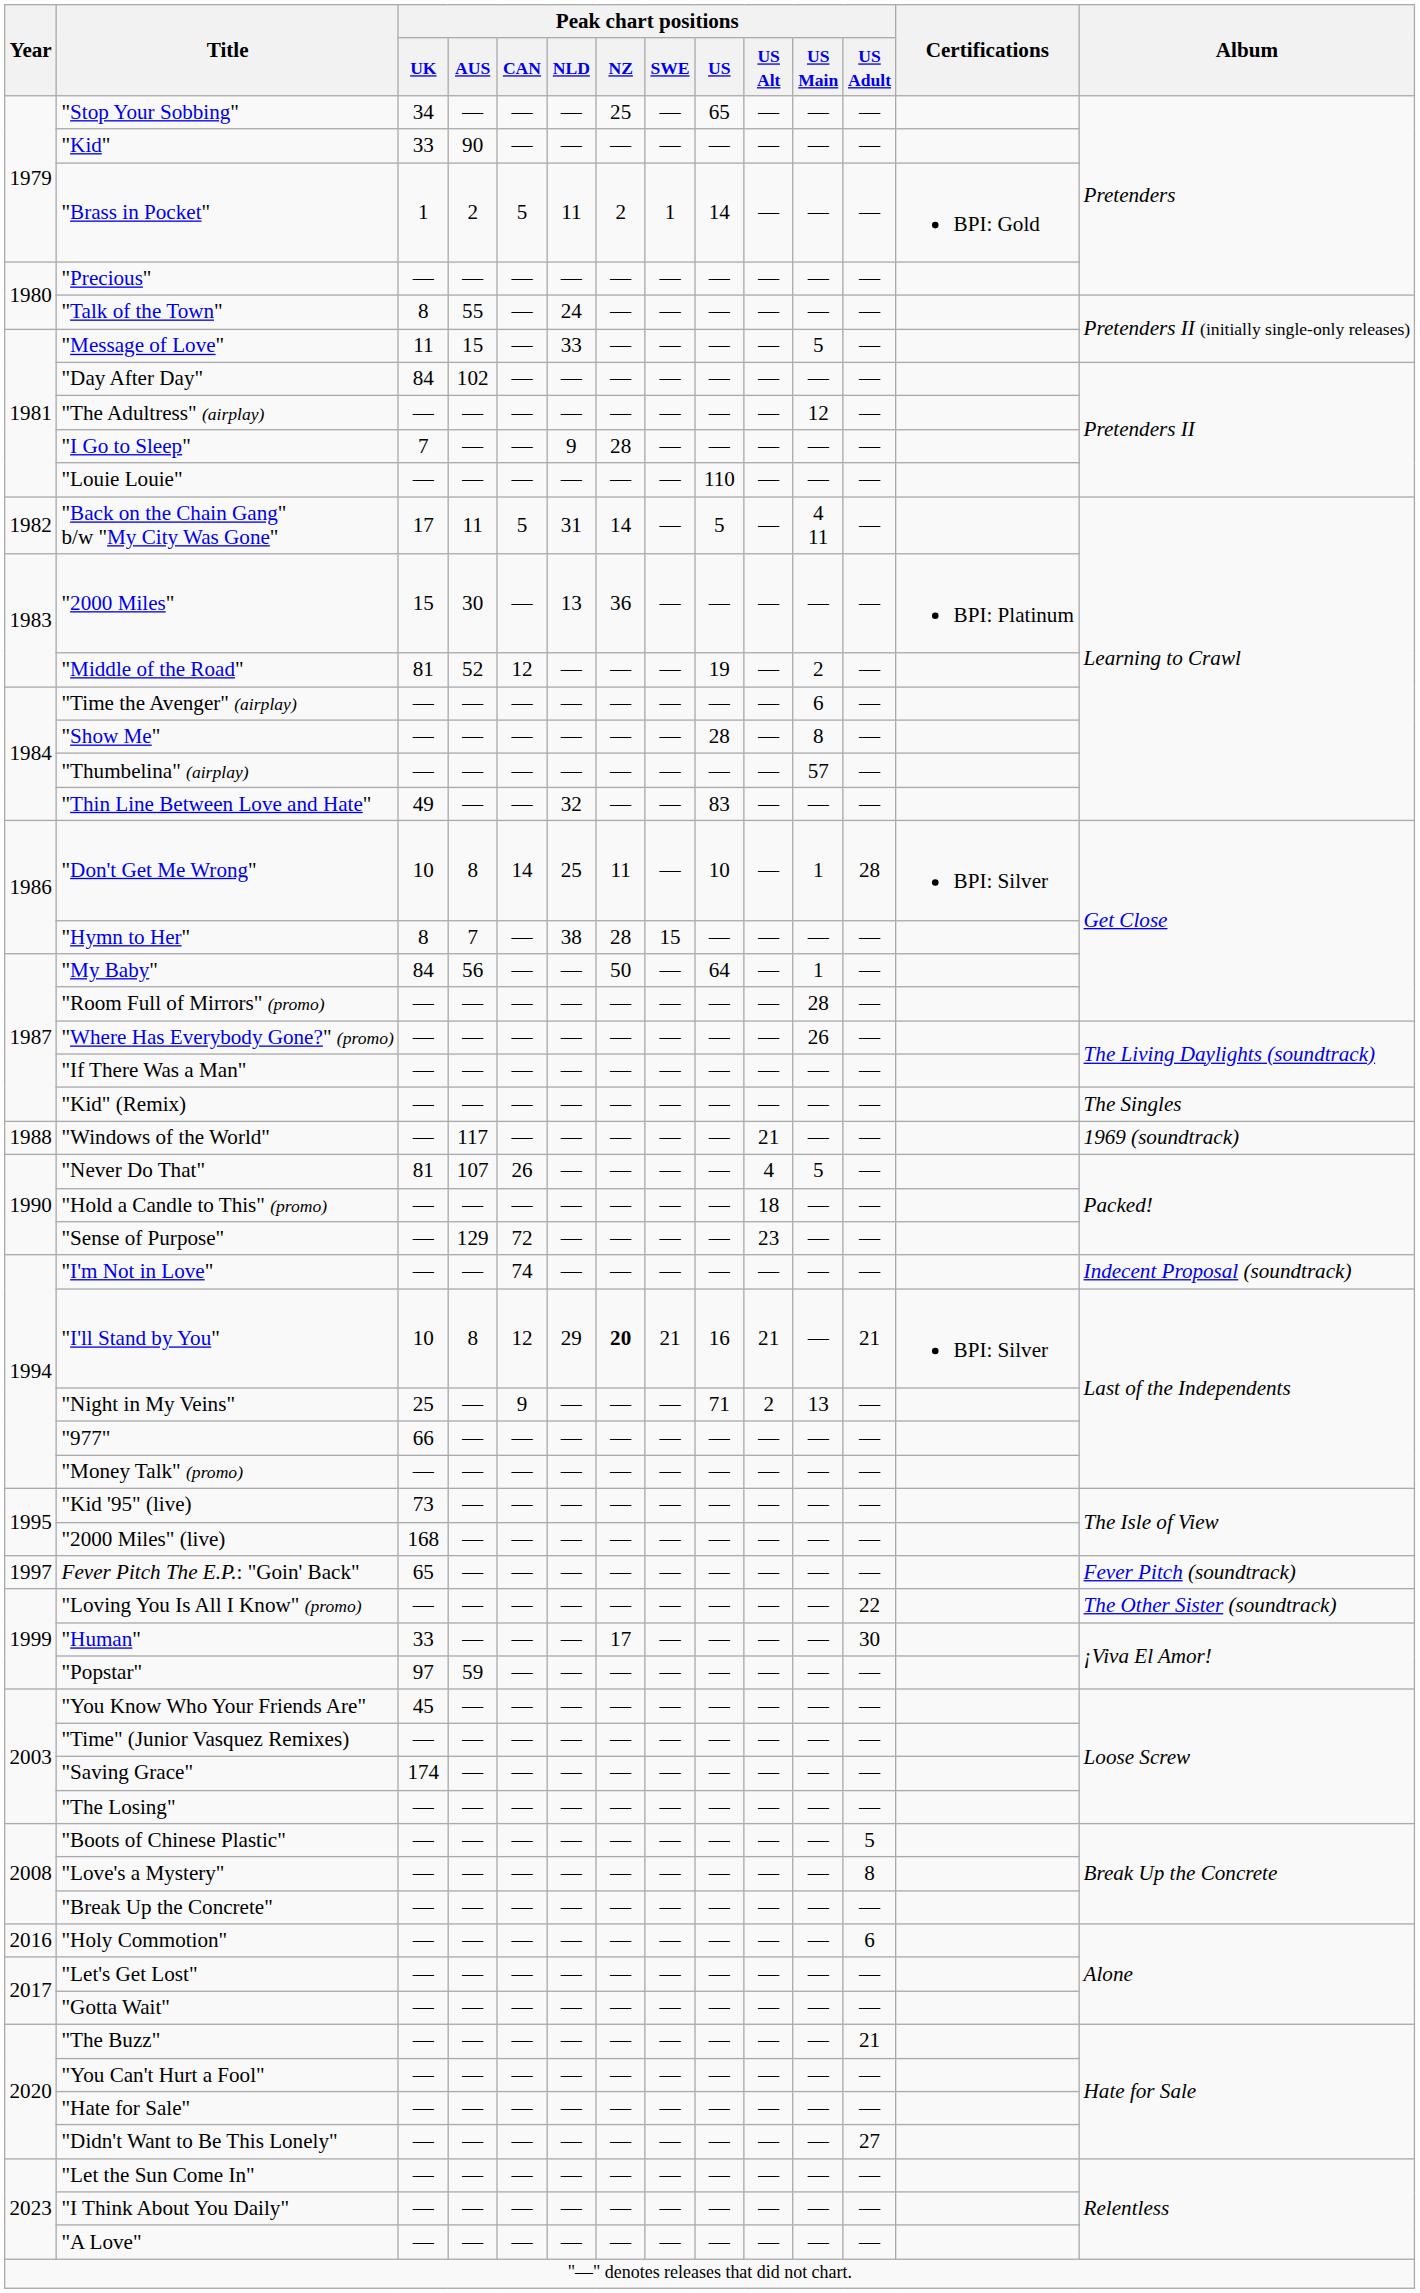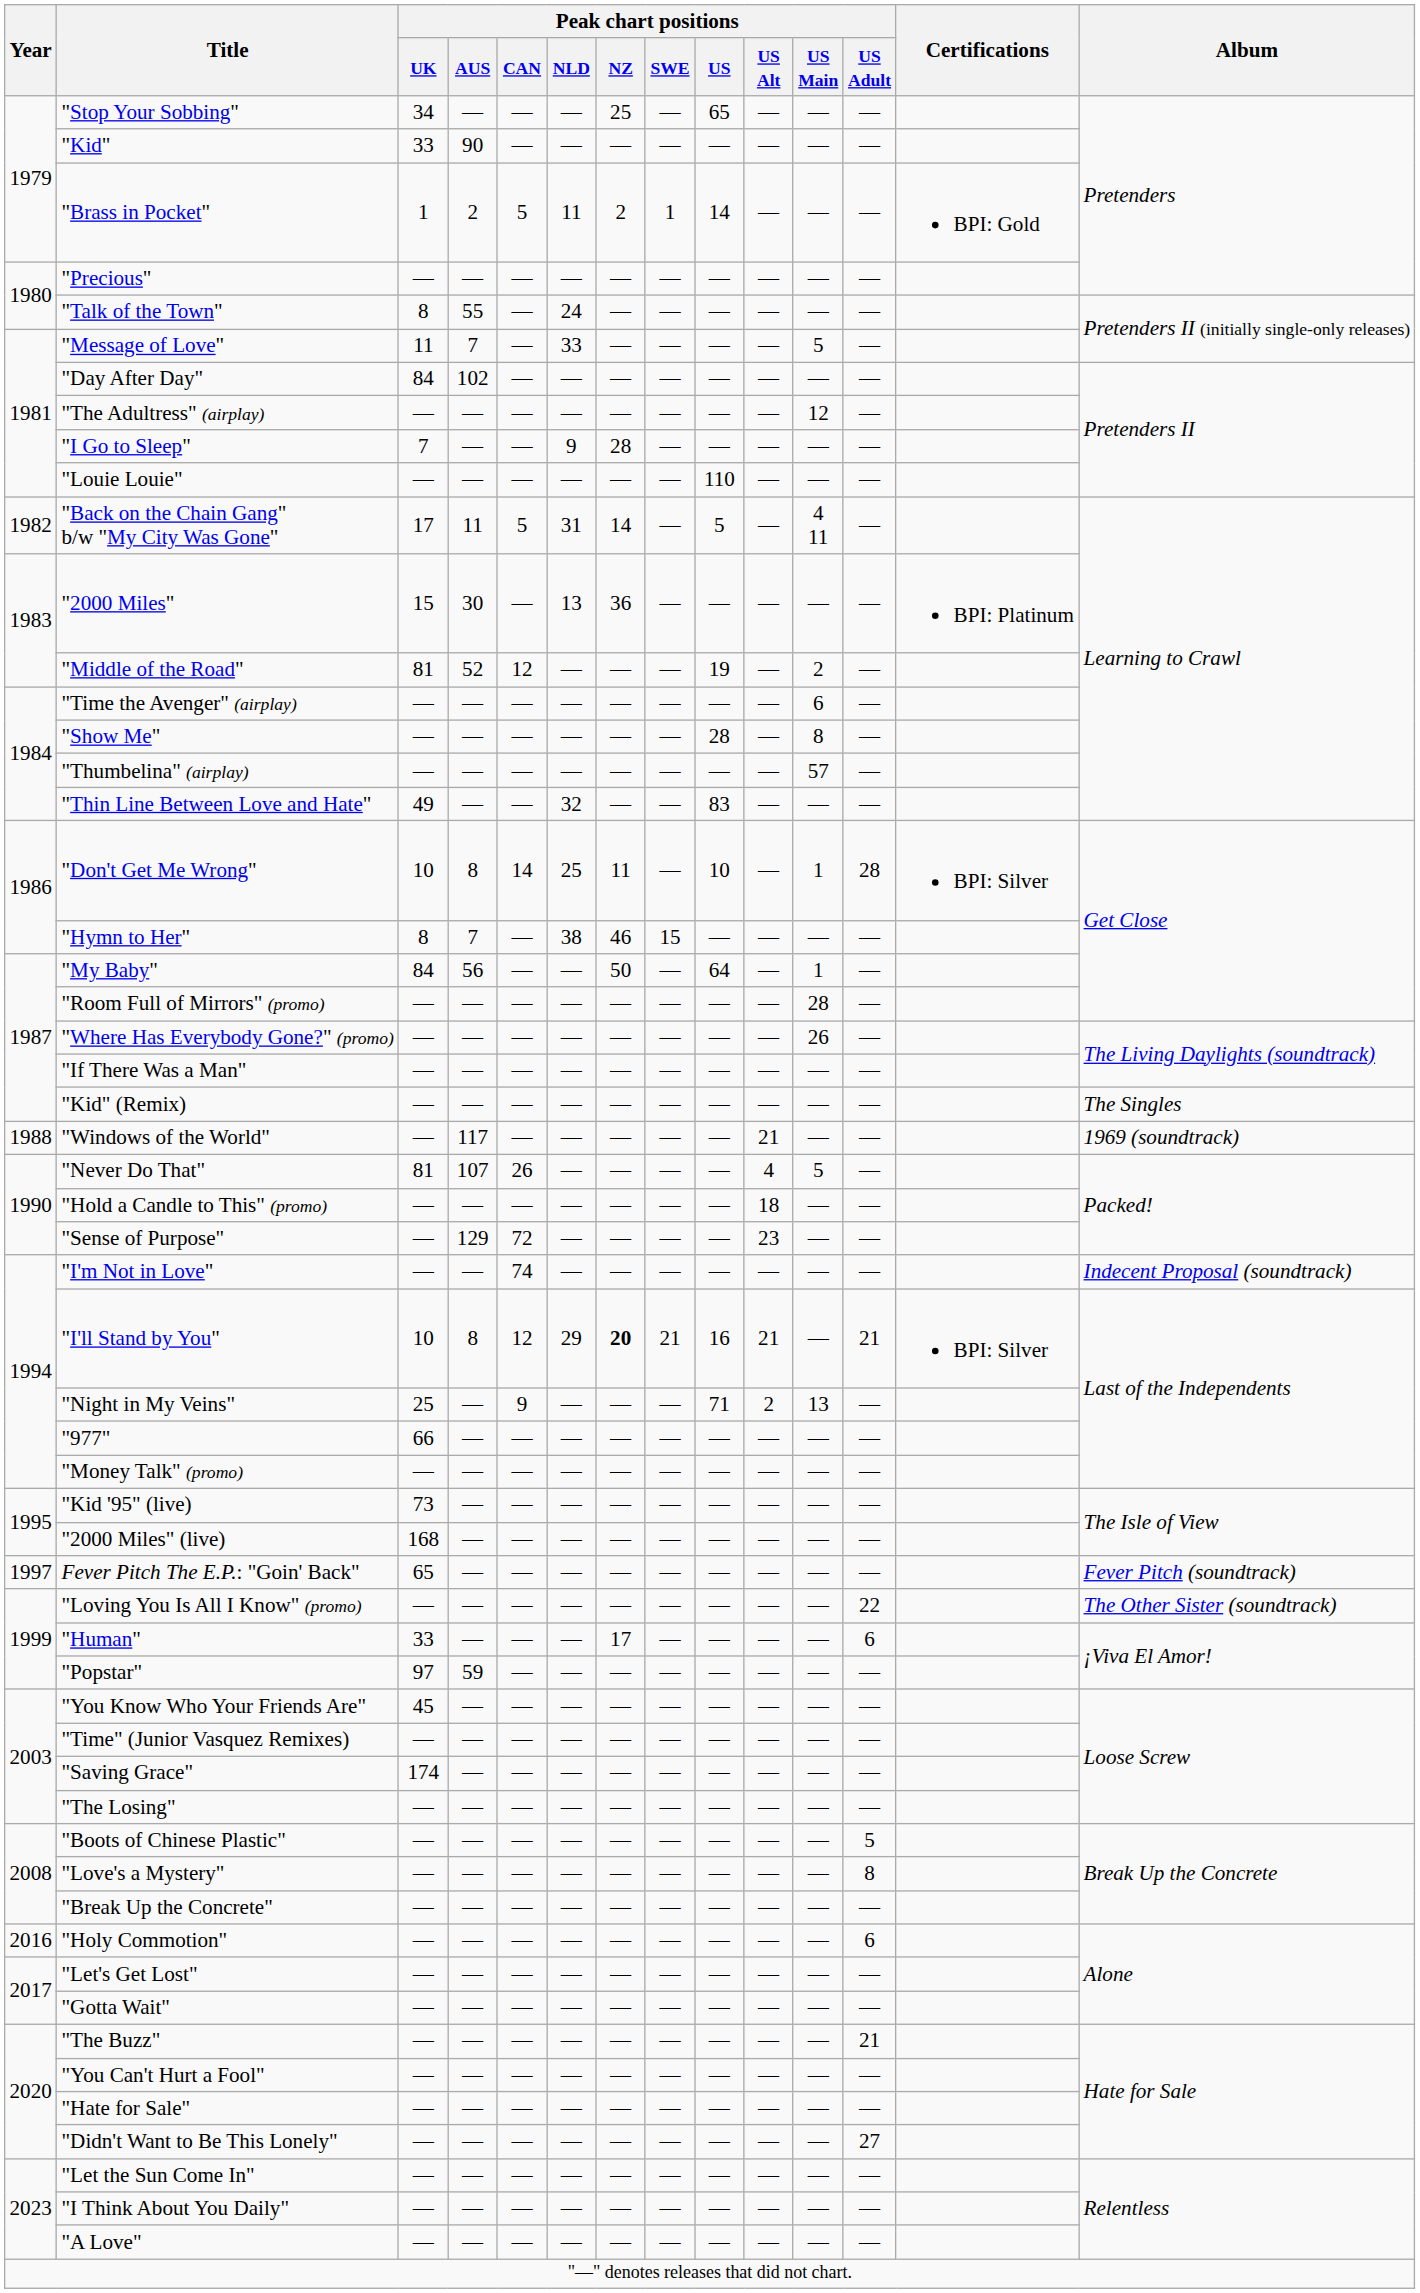(473, 345) 15 -> (473, 345) 7
(621, 936) 28 -> (621, 936) 46
(870, 1639) 30 -> (870, 1639) 6
